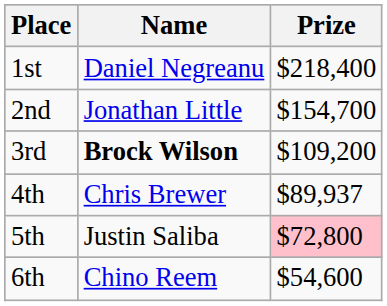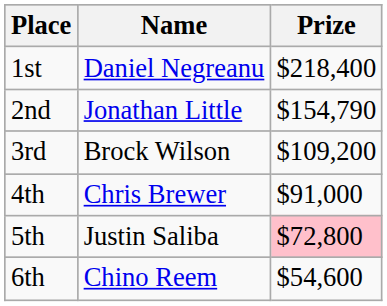(326, 109) $154,700 -> (326, 109) $154,790
(161, 151) bold -> (157, 151) normal
(320, 194) $89,937 -> (320, 194) $91,000
